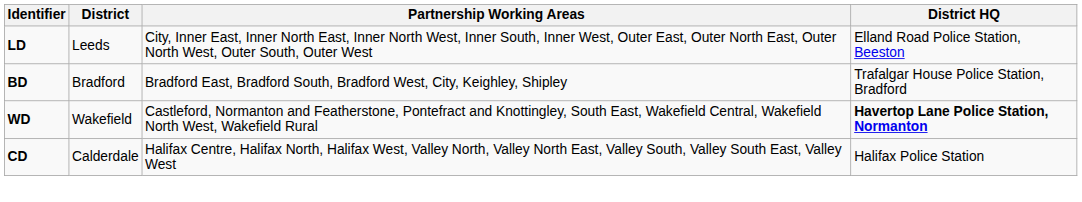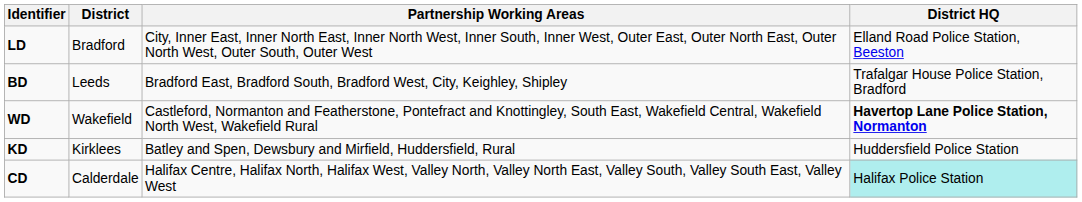(91, 44) Leeds -> (98, 44) Bradford
(98, 82) Bradford -> (91, 82) Leeds
+ row: (18, 149)
(919, 156) no background -> (918, 178) paleturquoise background
